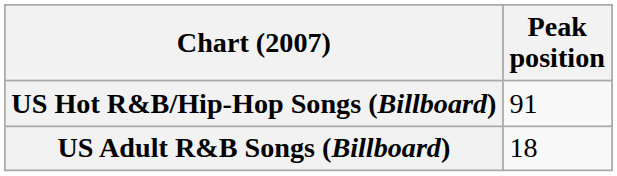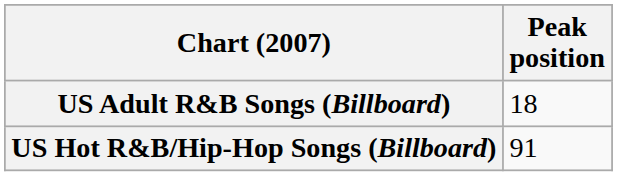rows swapped: (254, 147) <-> (254, 103)
